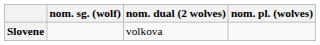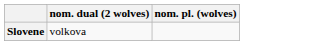- column: (85, 13)
